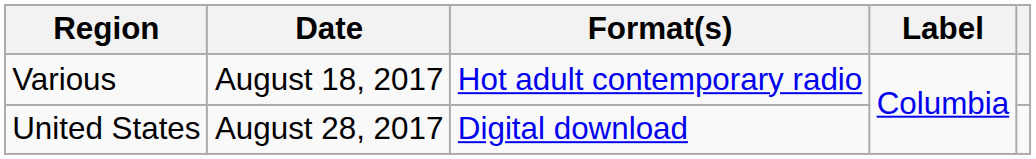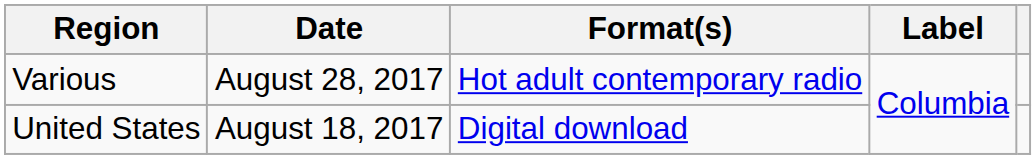(329, 79) August 18, 2017 -> (329, 79) August 28, 2017
(329, 128) August 28, 2017 -> (329, 128) August 18, 2017
